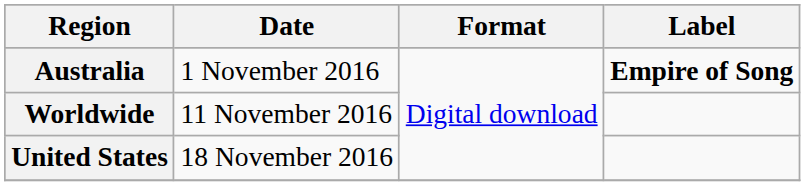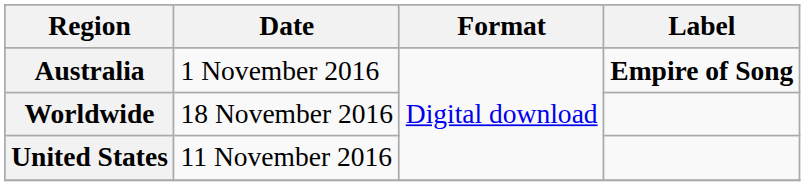(286, 113) 11 November 2016 -> (287, 113) 18 November 2016
(287, 157) 18 November 2016 -> (286, 157) 11 November 2016
